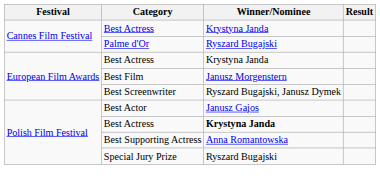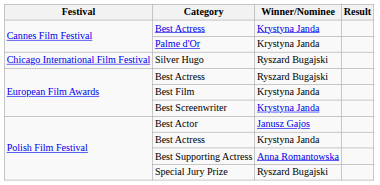(241, 44) Ryszard Bugajski -> (288, 44) Krystyna Janda
+ row: (78, 60)
(237, 60) Krystyna Janda -> (292, 76) Ryszard Bugajski
(246, 76) Janusz Morgenstern -> (288, 92) Krystyna Janda
(274, 92) Ryszard Bugajski, Janusz Dymek -> (288, 108) Krystyna Janda
(241, 124) bold -> (288, 140) normal
